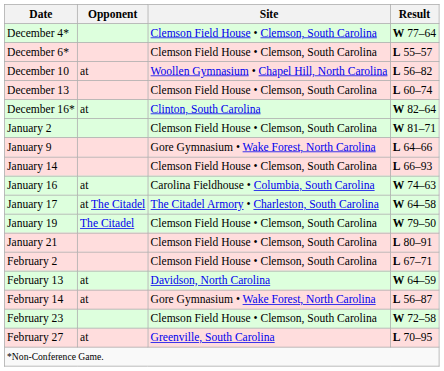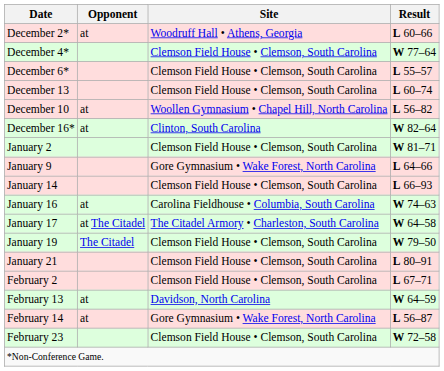+ row: (38, 33)
rows swapped: (38, 71) <-> (38, 90)
- row: (35, 338)
